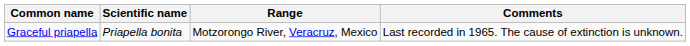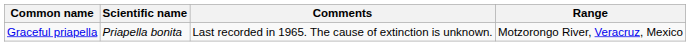columns swapped: (285, 13) <-> (533, 13)
